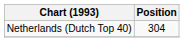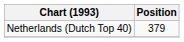(157, 28) 304 -> (157, 28) 379
